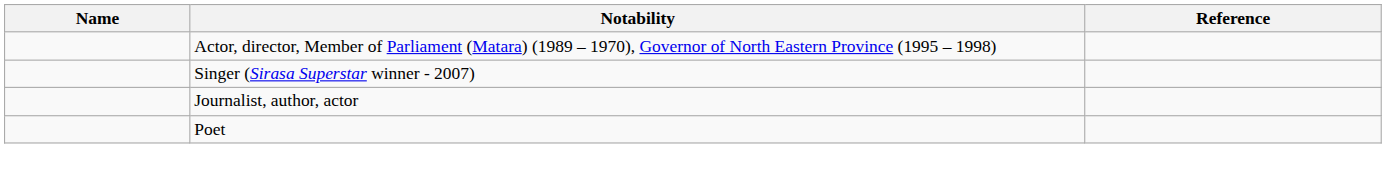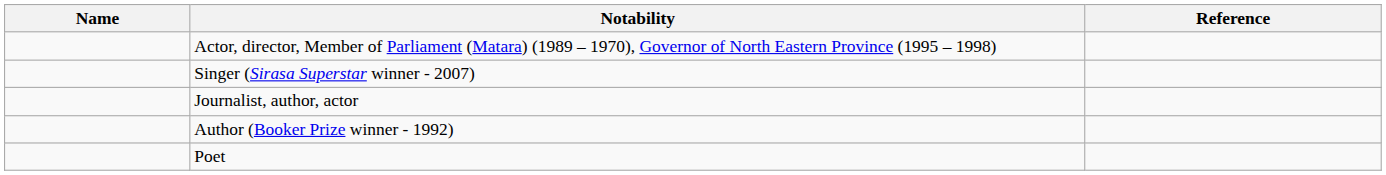+ row: (324, 128)
